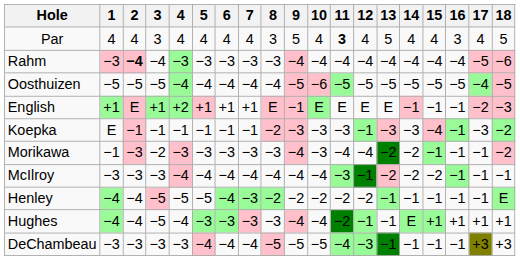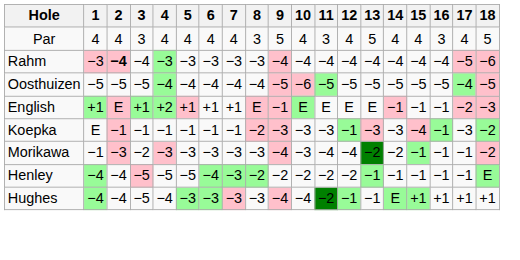(342, 38) bold -> (326, 38) normal
- row: (31, 175)
- row: (52, 244)
